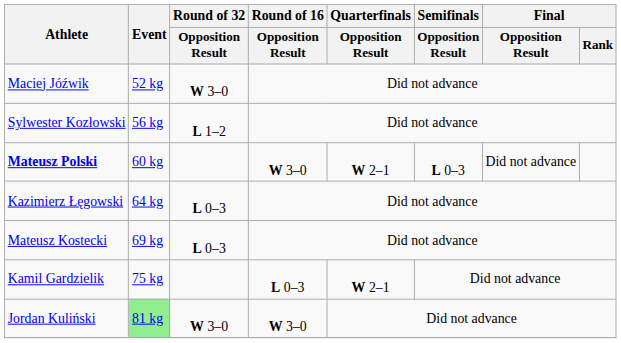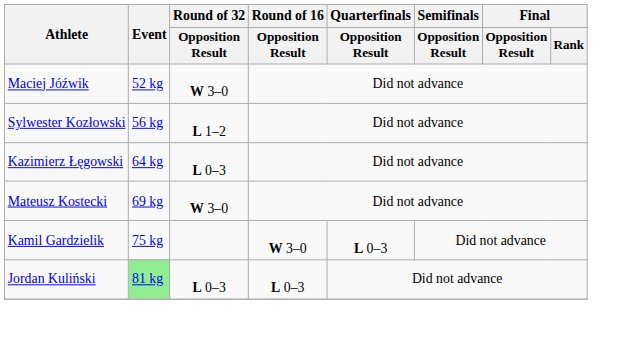- row: (52, 162)
(209, 248) L 0–3 -> (209, 209) W 3–0
(288, 287) L 0–3 -> (288, 248) W 3–0
(371, 287) W 2–1 -> (371, 248) L 0–3
(209, 327) W 3–0 -> (209, 287) L 0–3
(288, 327) W 3–0 -> (288, 287) L 0–3
